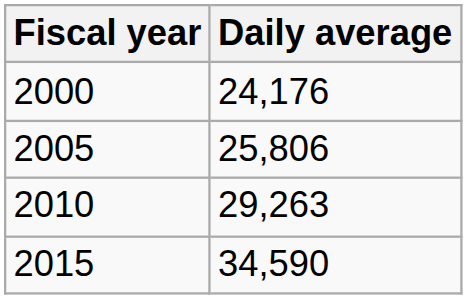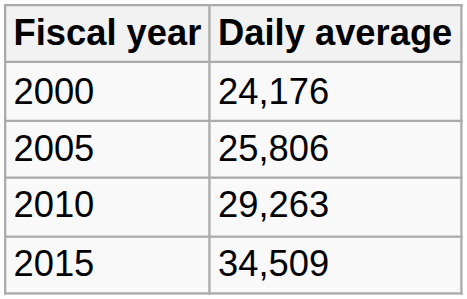(274, 263) 34,590 -> (274, 263) 34,509
